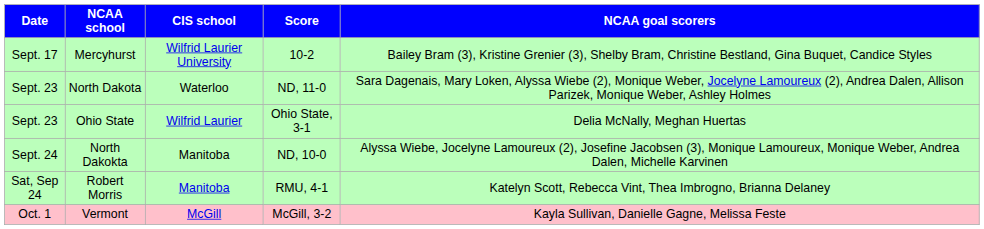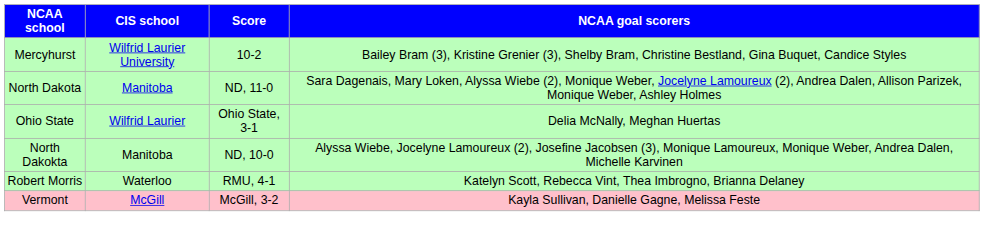- column: (35, 21)
(204, 87) Waterloo -> (147, 87) Manitoba
(204, 188) Manitoba -> (147, 181) Waterloo
